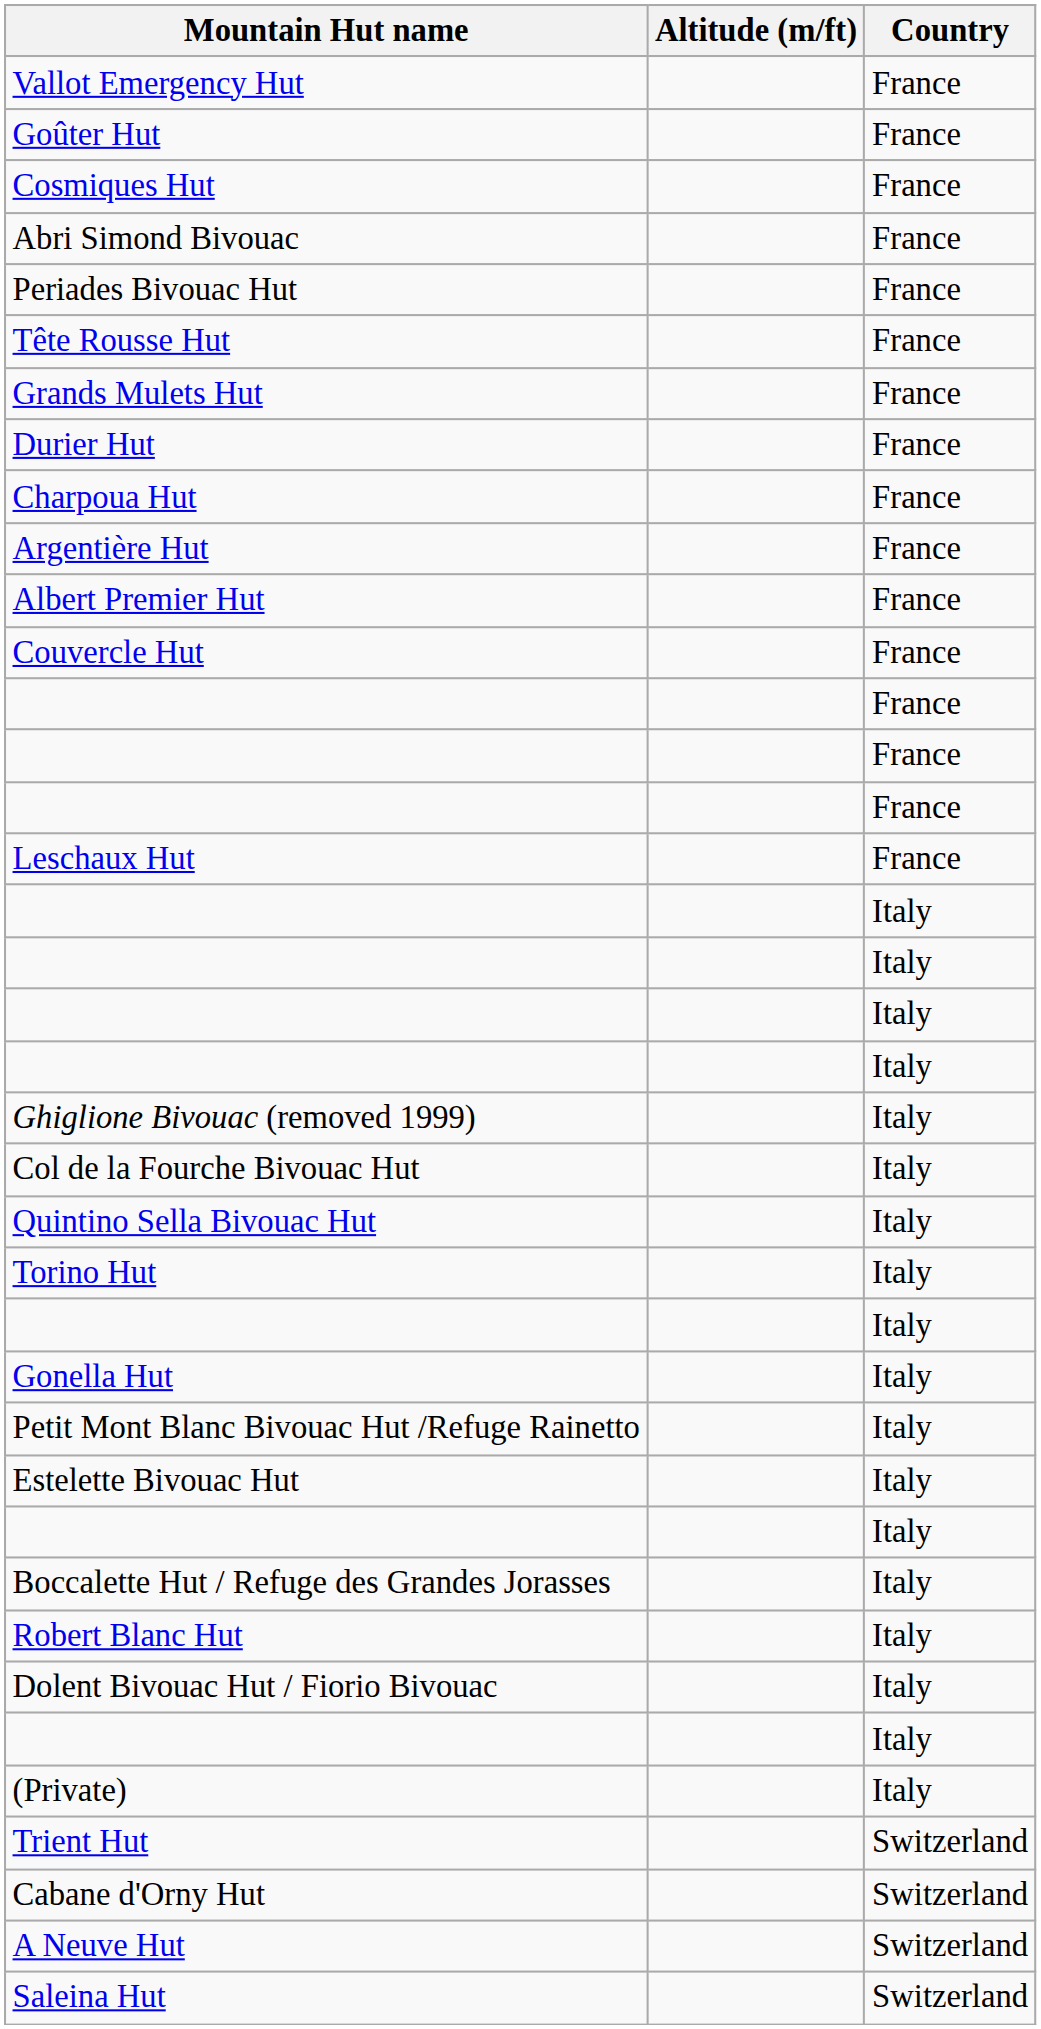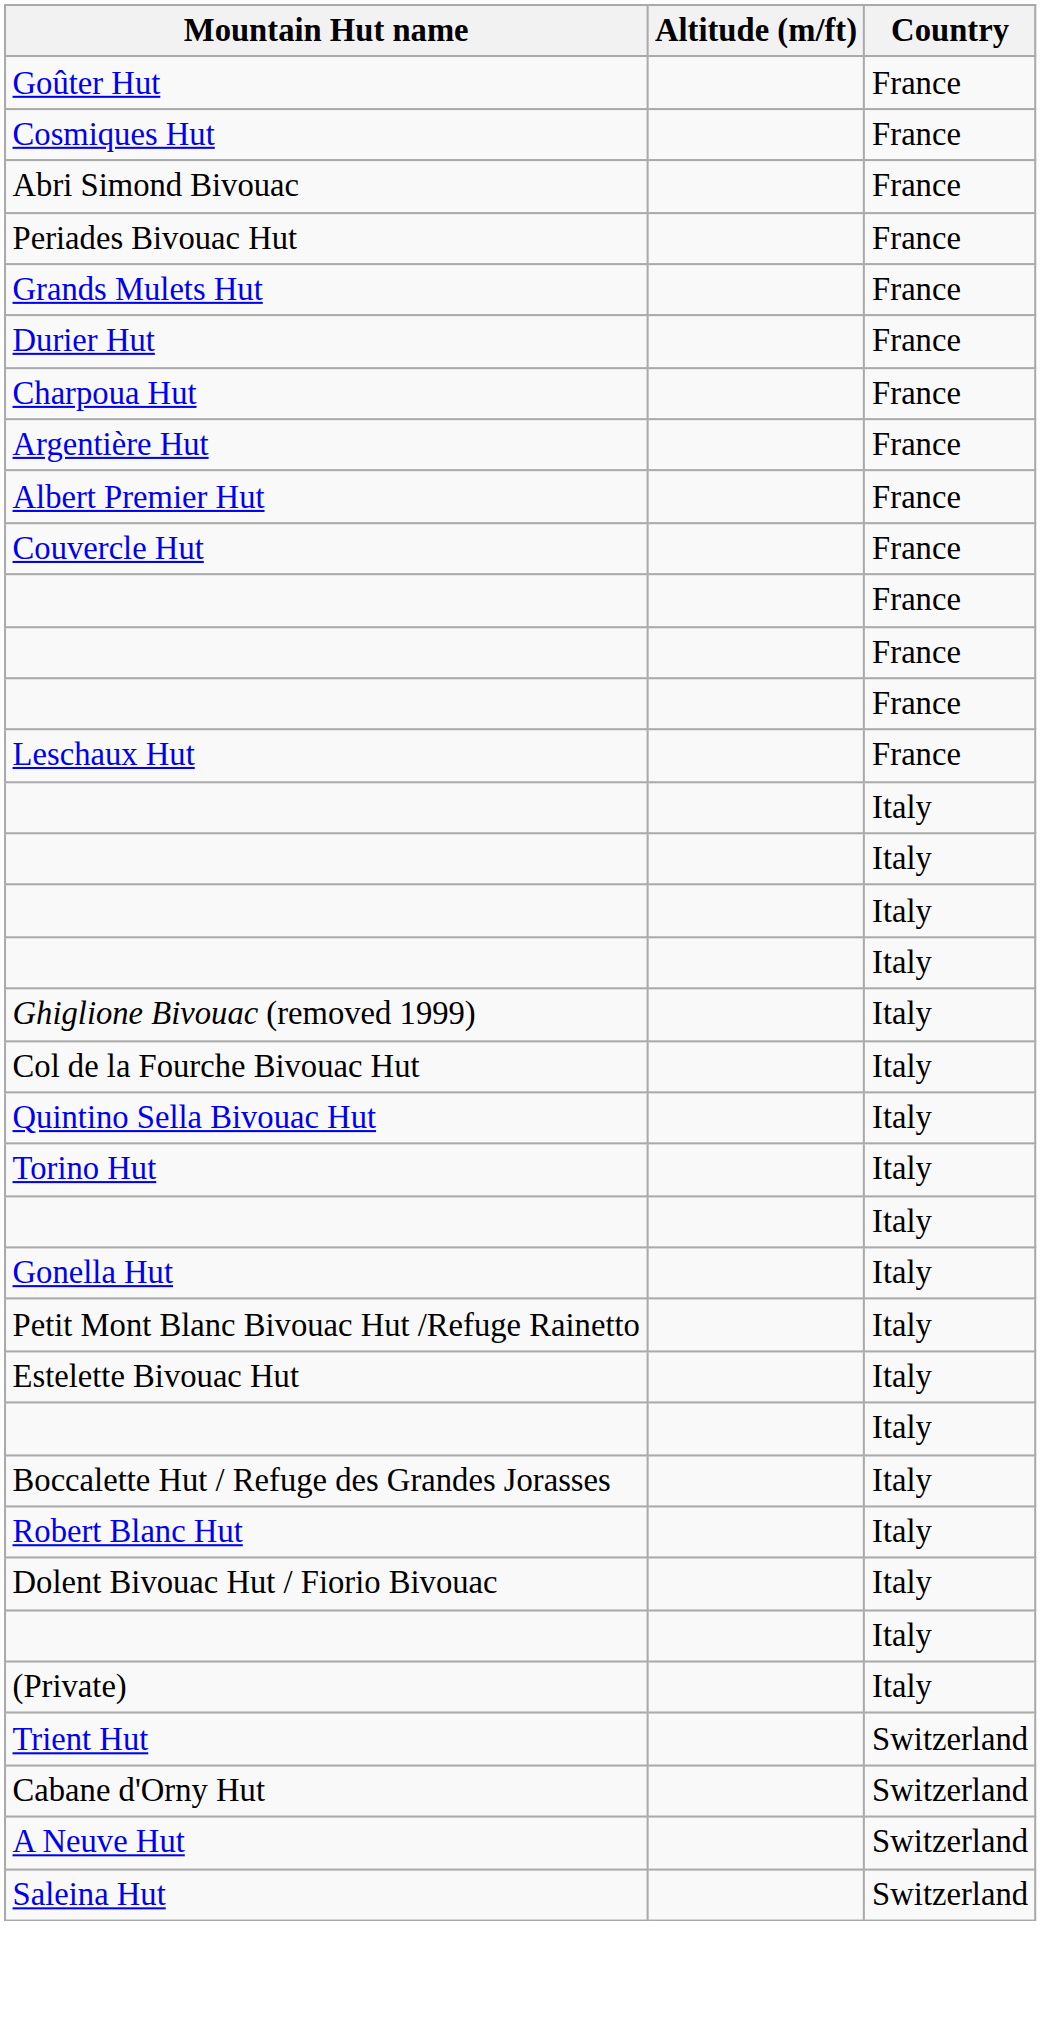- row: (158, 82)
- row: (121, 340)
